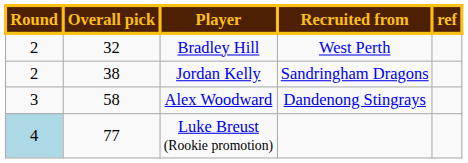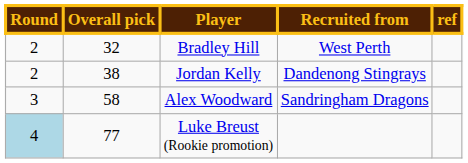(355, 73) Sandringham Dragons -> (355, 73) Dandenong Stingrays
(355, 100) Dandenong Stingrays -> (355, 100) Sandringham Dragons
